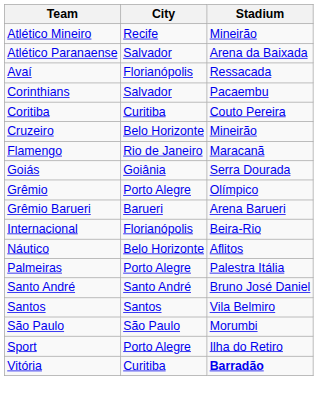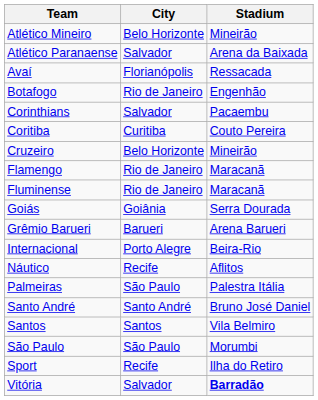(141, 33) Recife -> (164, 33) Belo Horizonte
+ row: (32, 92)
+ row: (39, 190)
- row: (27, 190)
(158, 229) Florianópolis -> (157, 248) Porto Alegre
(164, 248) Belo Horizonte -> (141, 268) Recife
(157, 268) Porto Alegre -> (152, 287) São Paulo
(157, 346) Porto Alegre -> (141, 365) Recife
(144, 365) Curitiba -> (147, 385) Salvador
